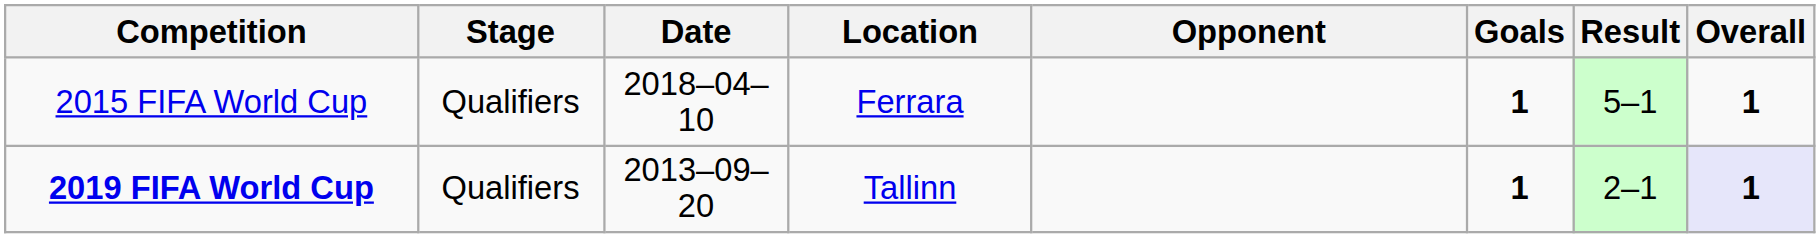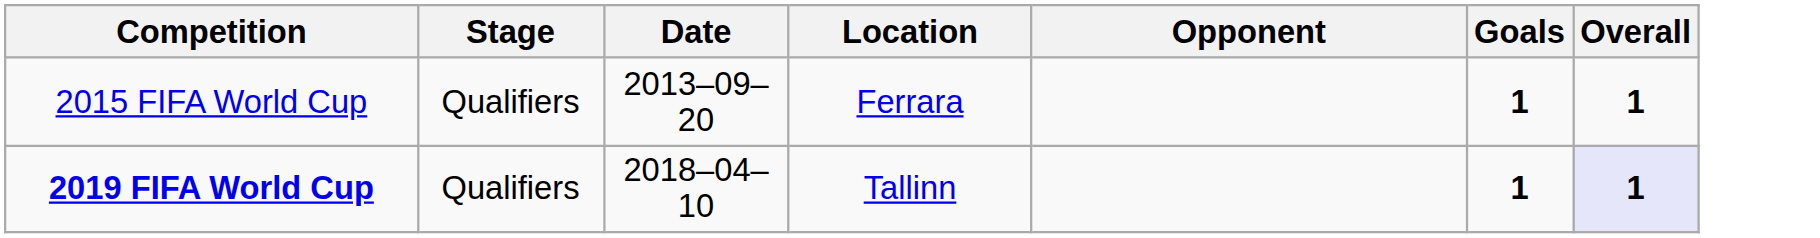- column: (1630, 31)
(696, 101) 2018–04–10 -> (696, 101) 2013–09–20
(696, 189) 2013–09–20 -> (696, 189) 2018–04–10
